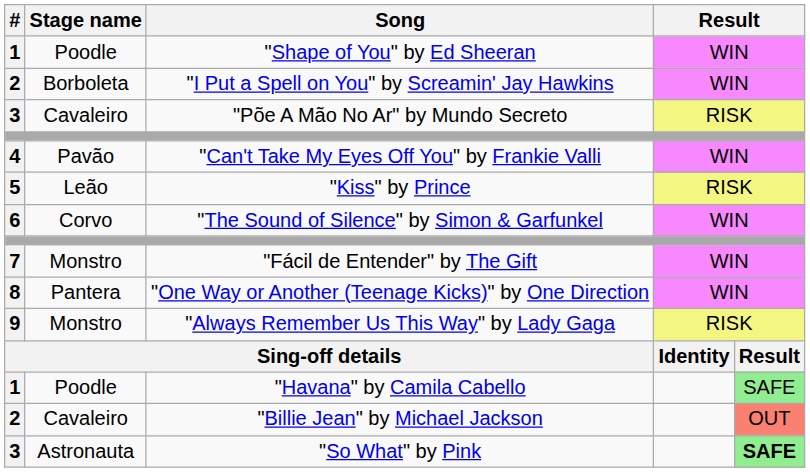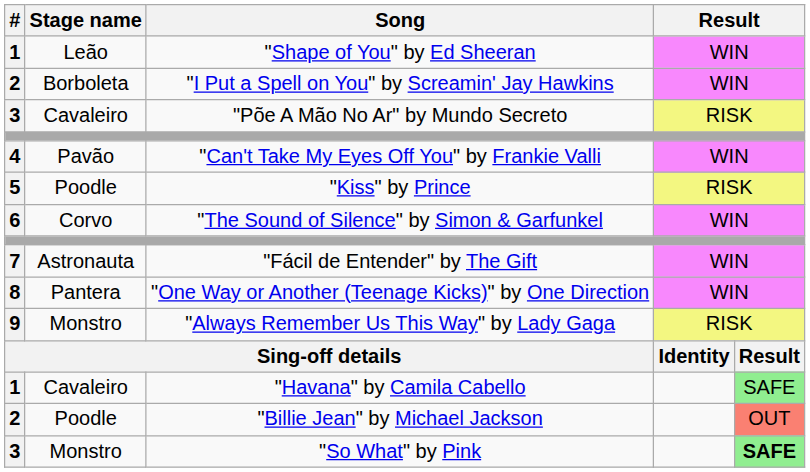(86, 52) Poodle -> (86, 52) Leão
(86, 188) Leão -> (86, 188) Poodle
(86, 260) Monstro -> (86, 260) Astronauta
(86, 387) Poodle -> (86, 387) Cavaleiro
(86, 419) Cavaleiro -> (86, 419) Poodle
(86, 451) Astronauta -> (86, 451) Monstro
